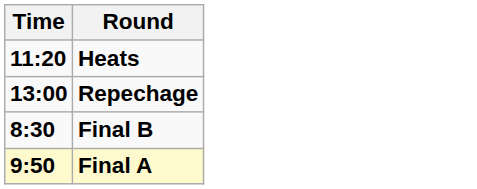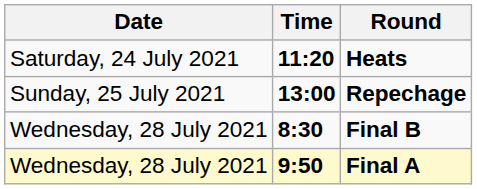+ column: (139, 22)
